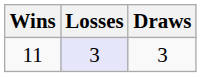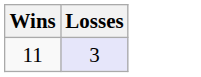- column: (162, 21)
